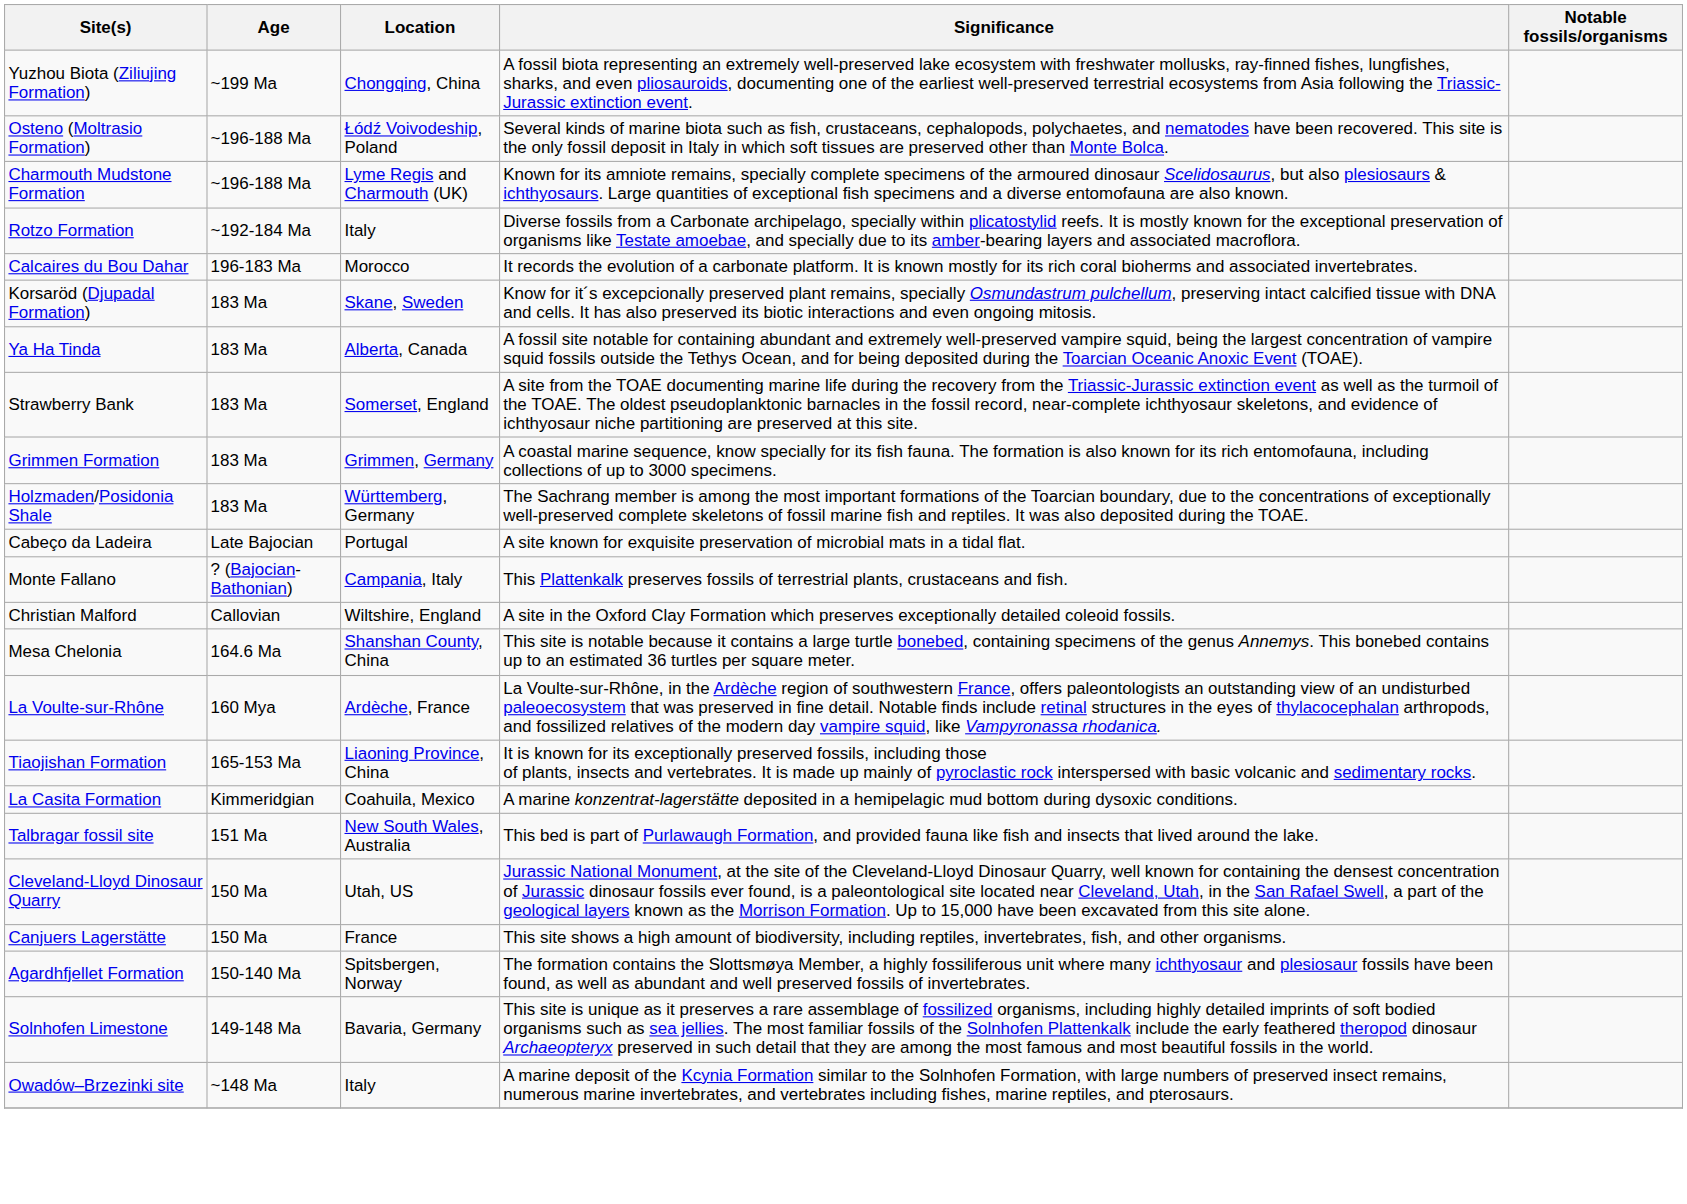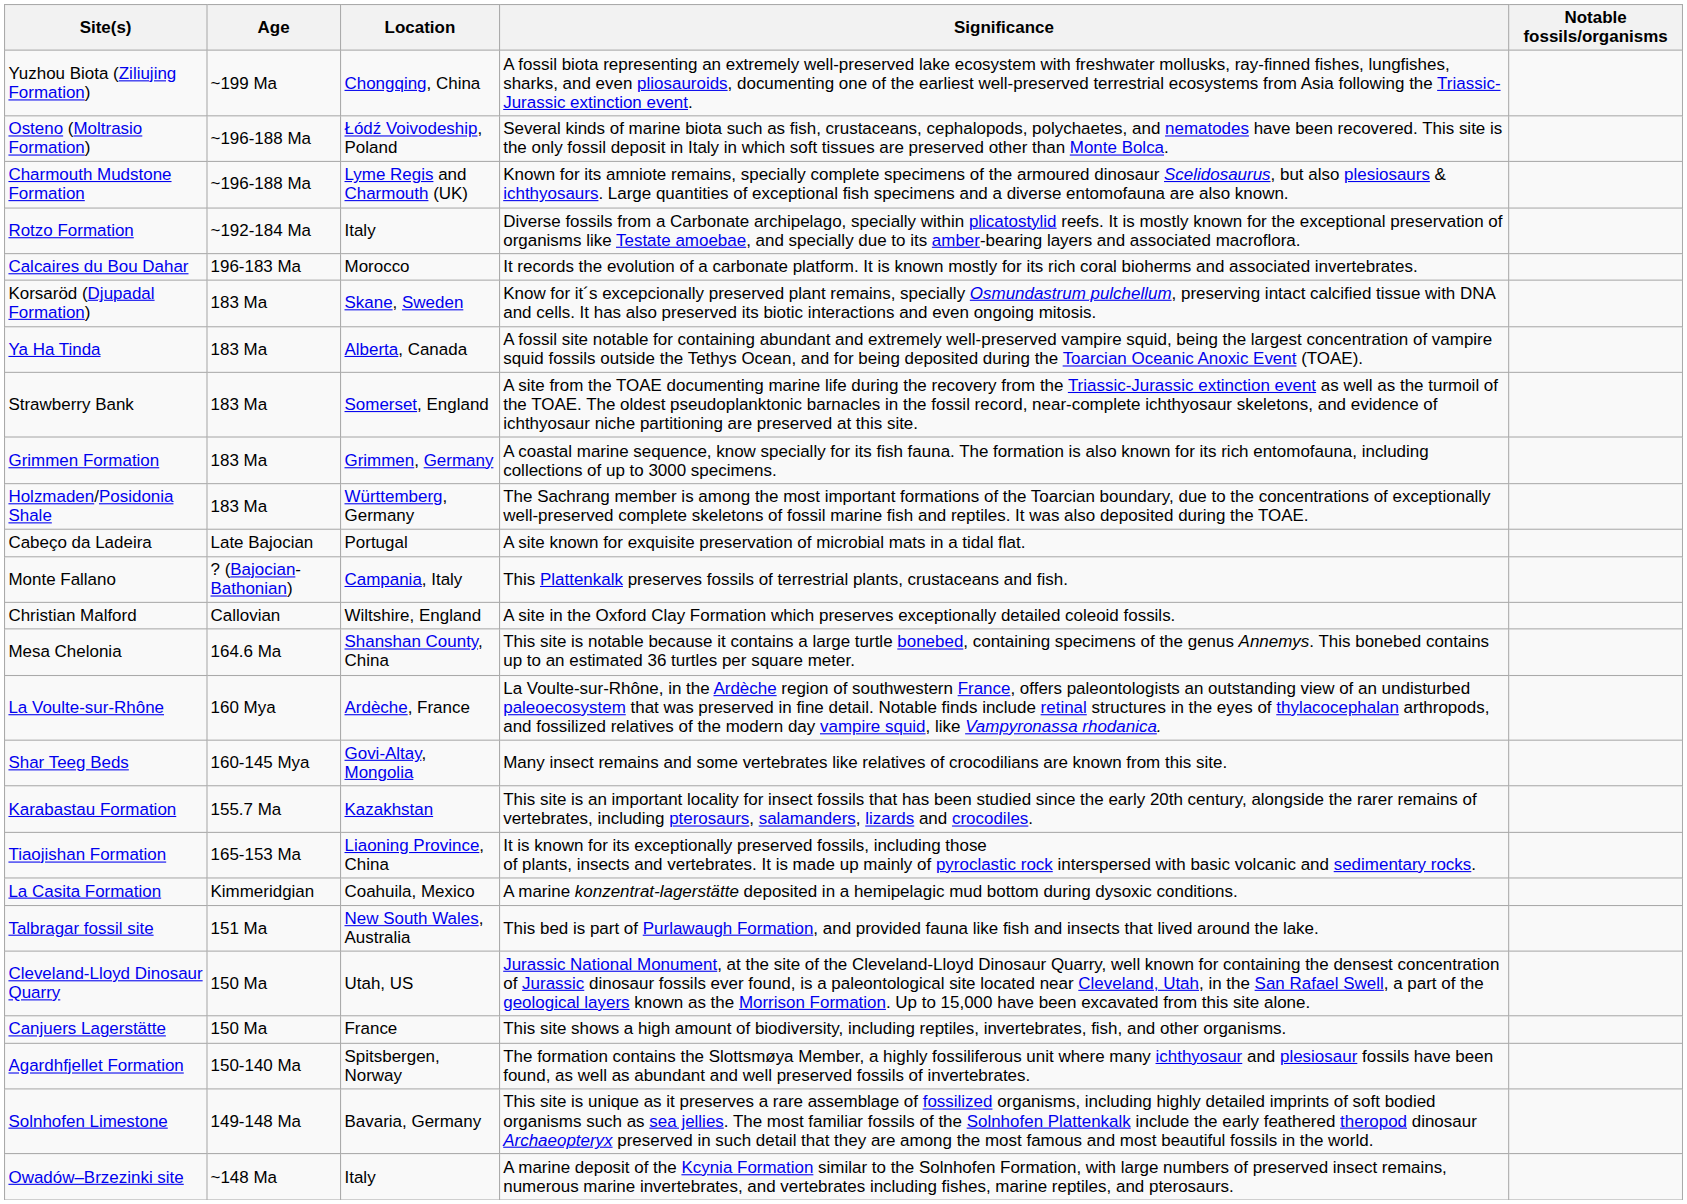+ row: (69, 763)
+ row: (92, 809)
